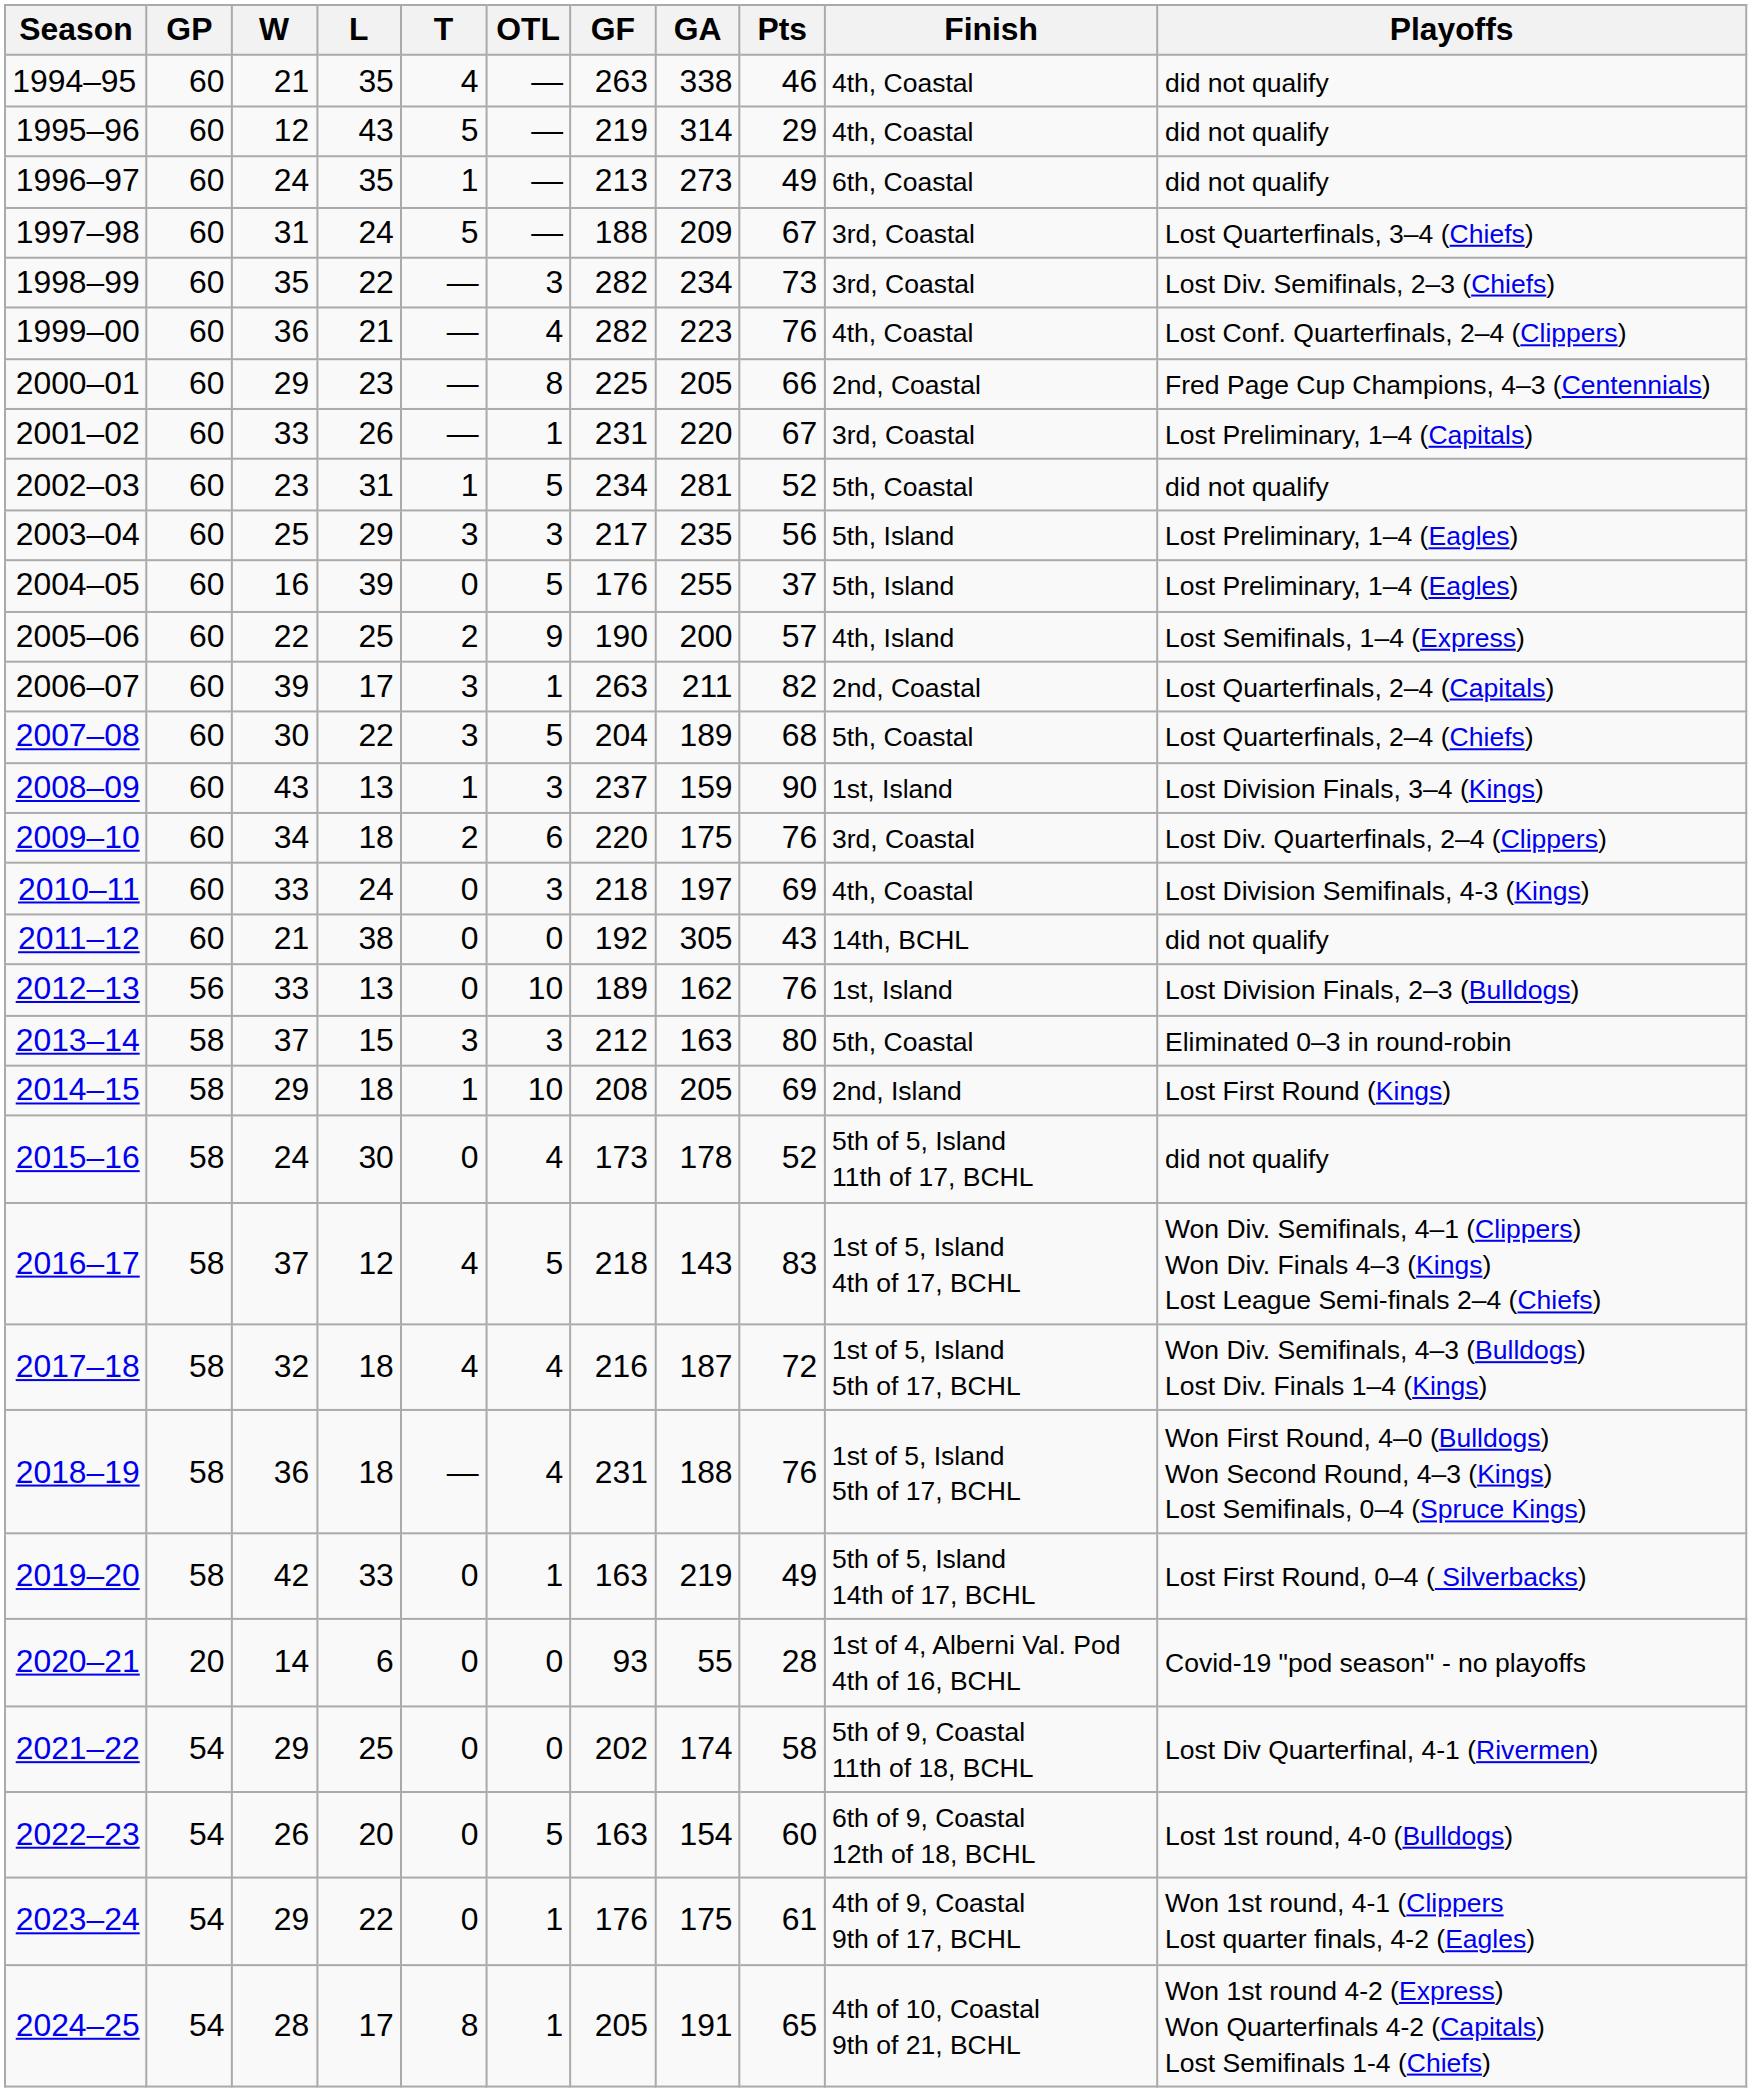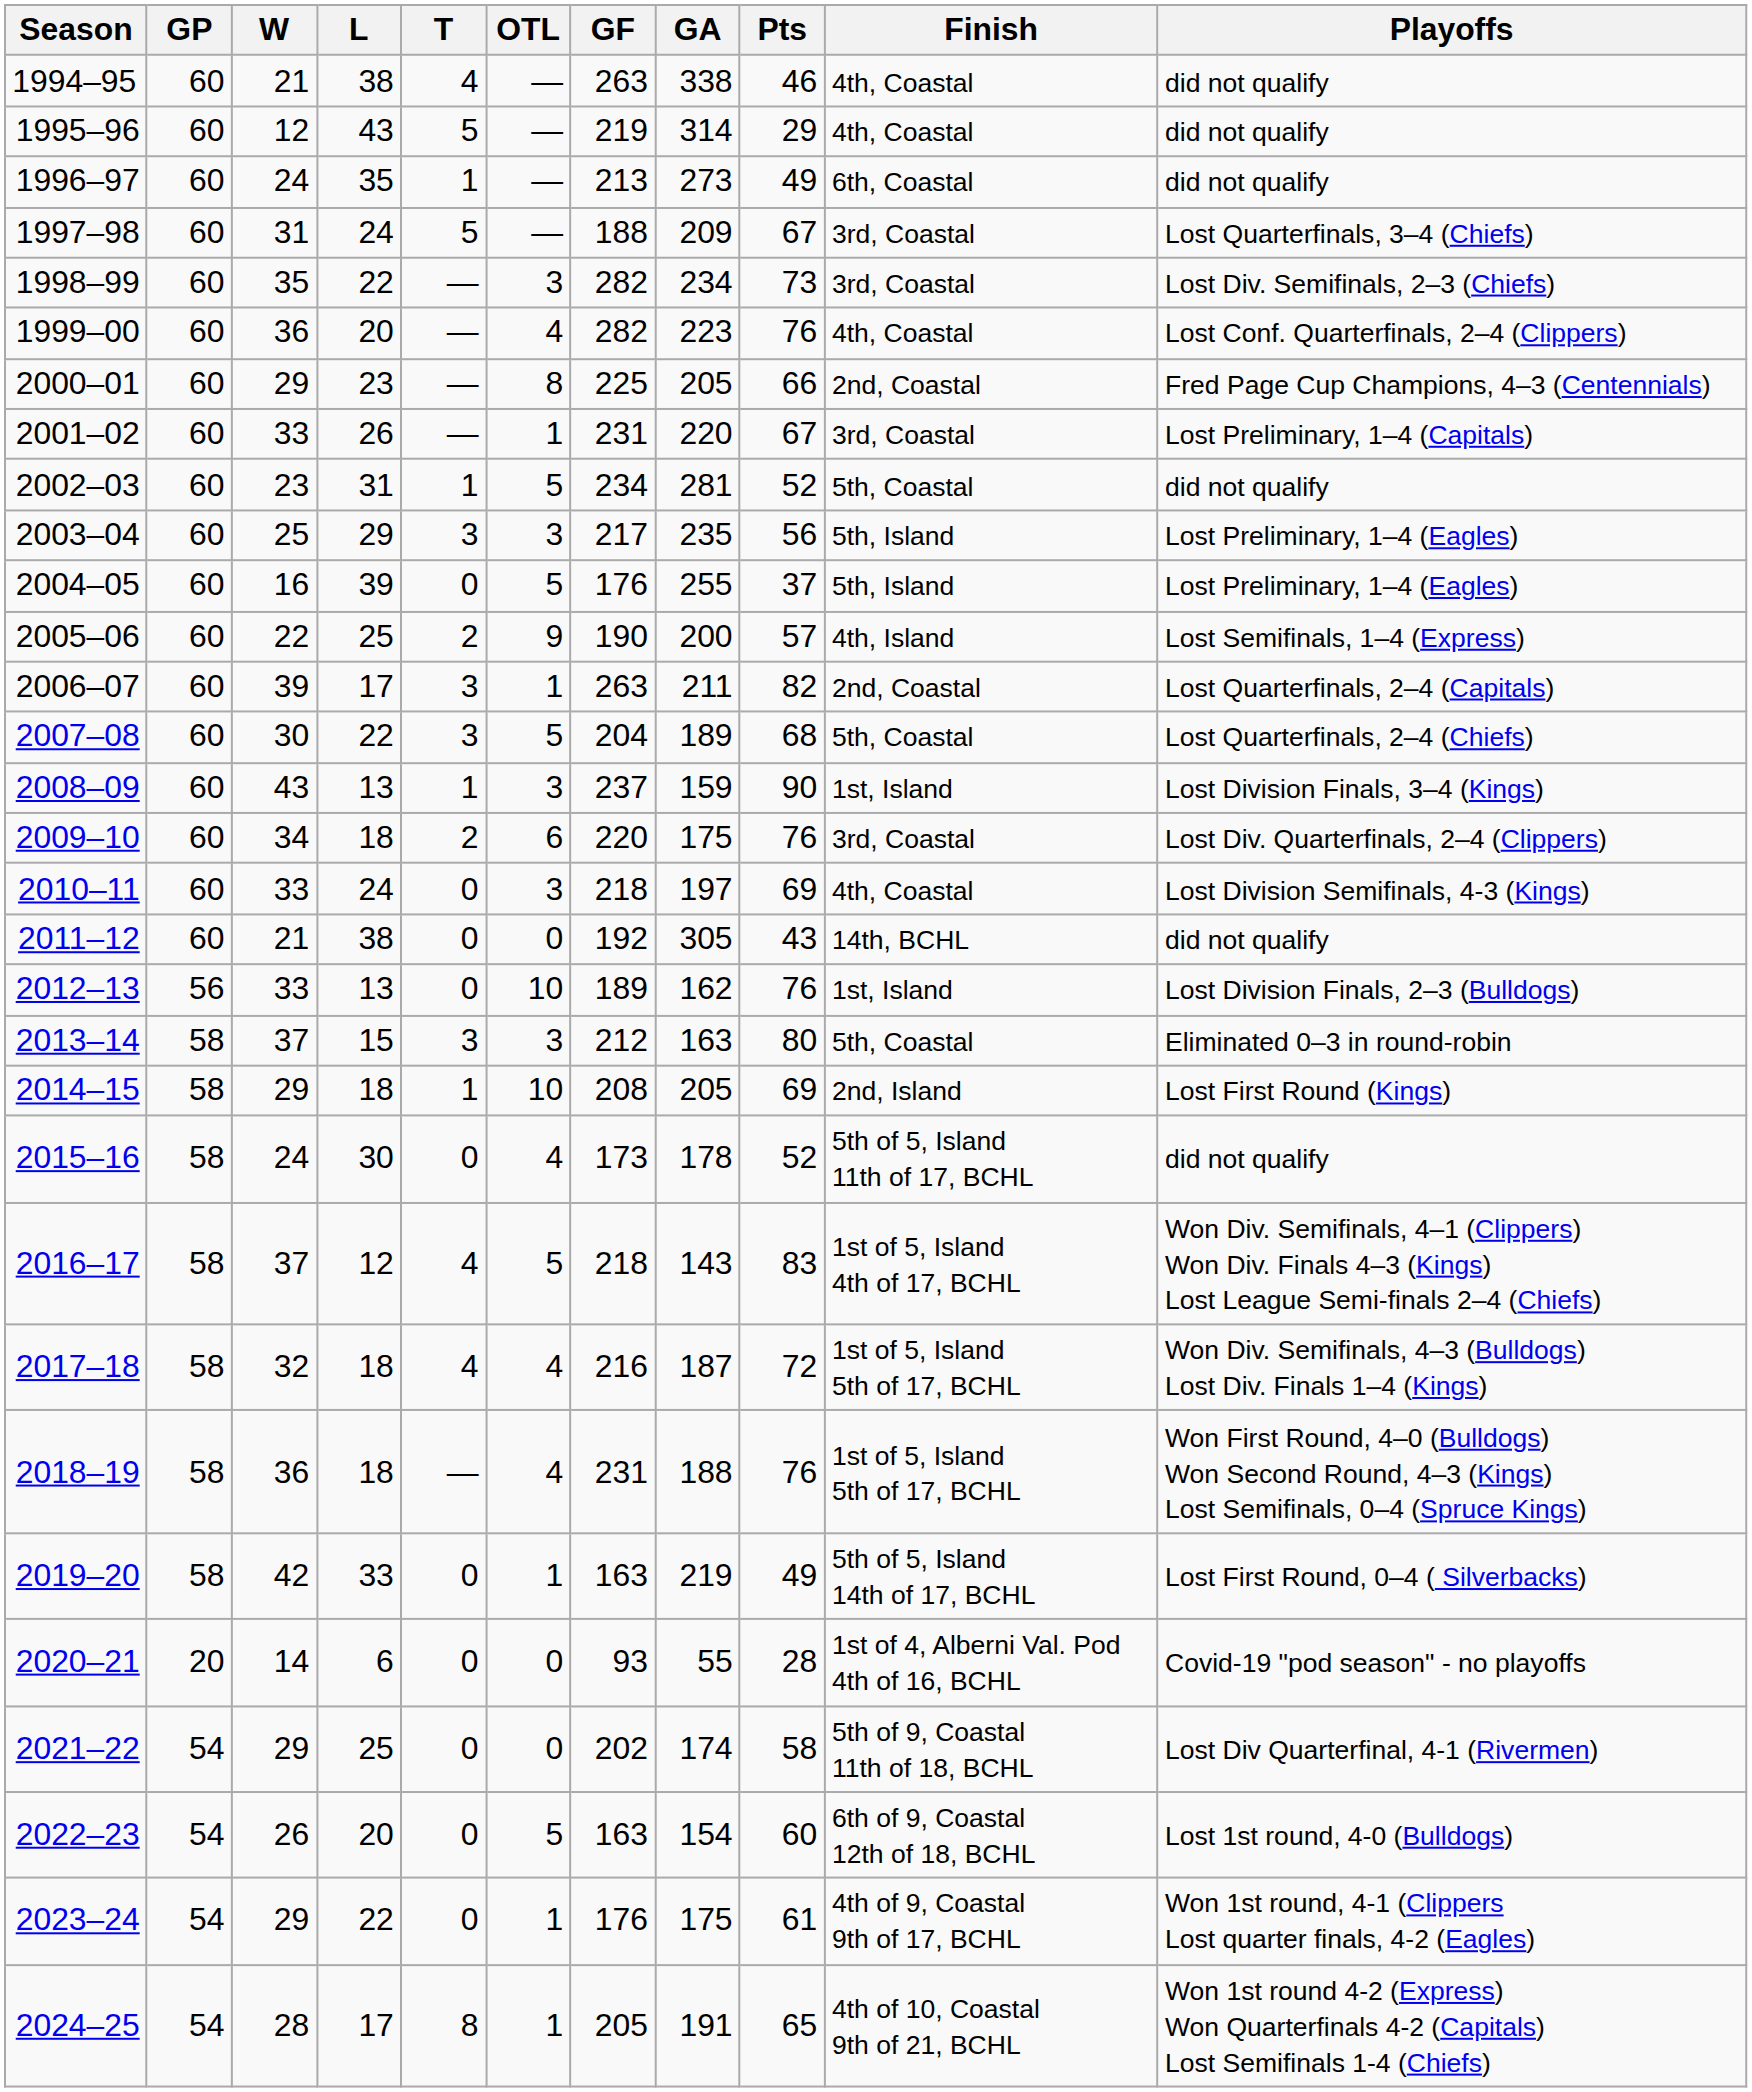(376, 80) 35 -> (376, 80) 38
(376, 332) 21 -> (376, 332) 20
